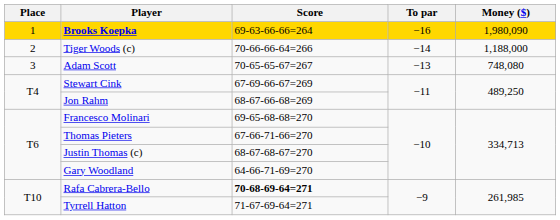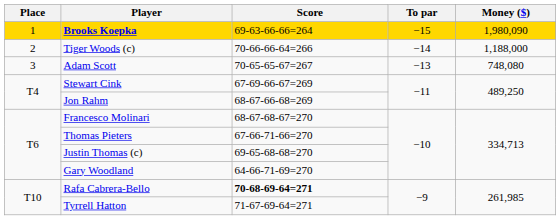(422, 30) −16 -> (422, 30) −15
(274, 118) 69-65-68-68=270 -> (274, 118) 68-67-68-67=270
(274, 153) 68-67-68-67=270 -> (274, 153) 69-65-68-68=270
